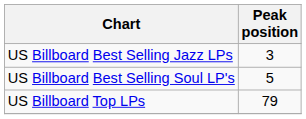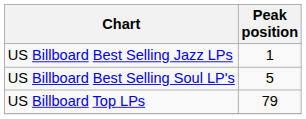(270, 55) 3 -> (270, 55) 1
